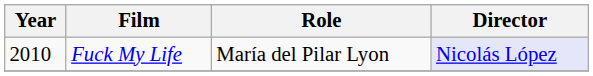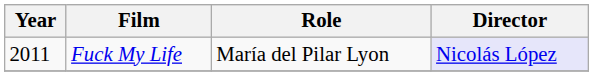(30, 53) 2010 -> (30, 53) 2011
